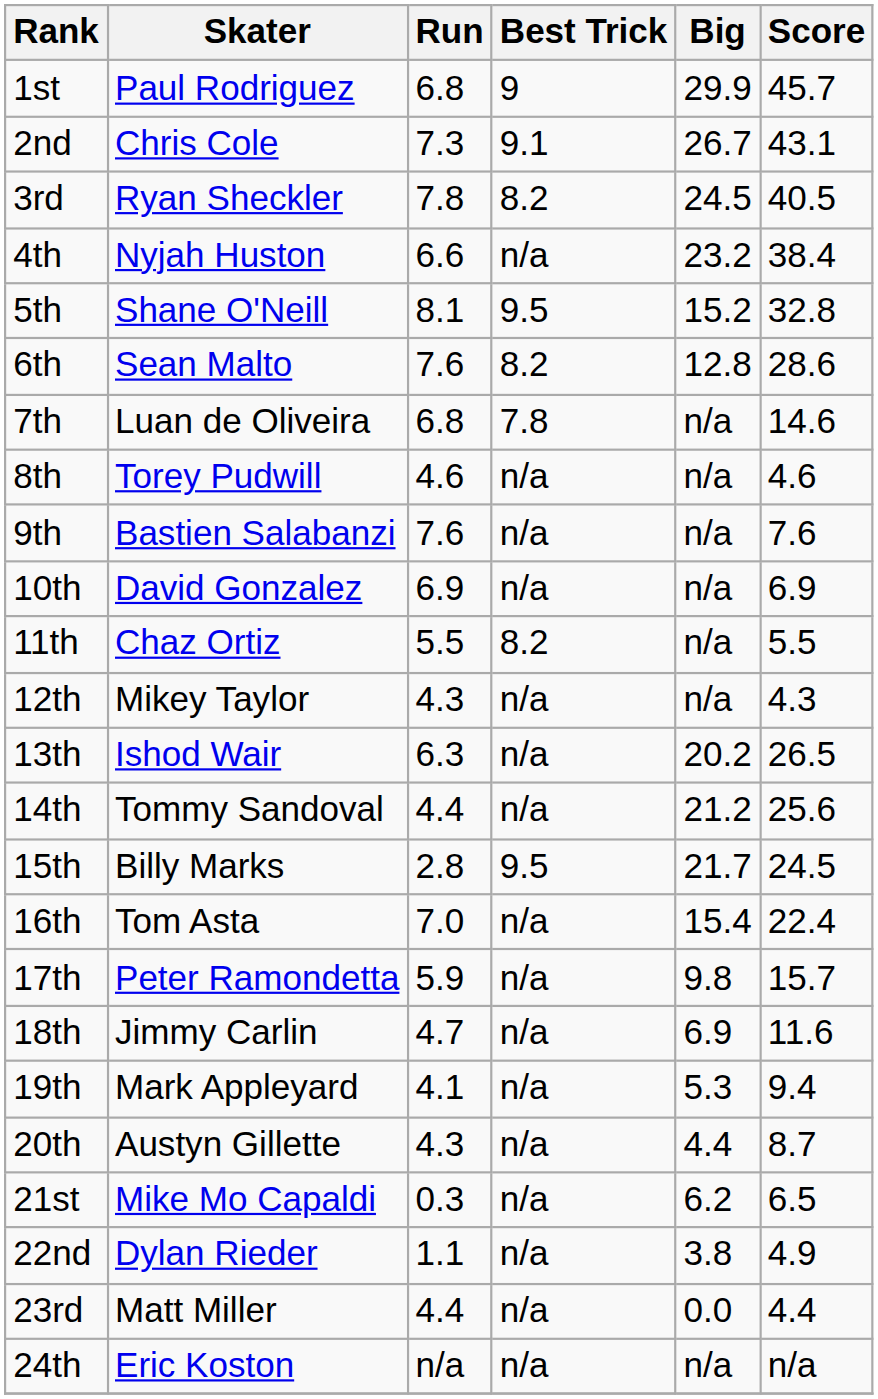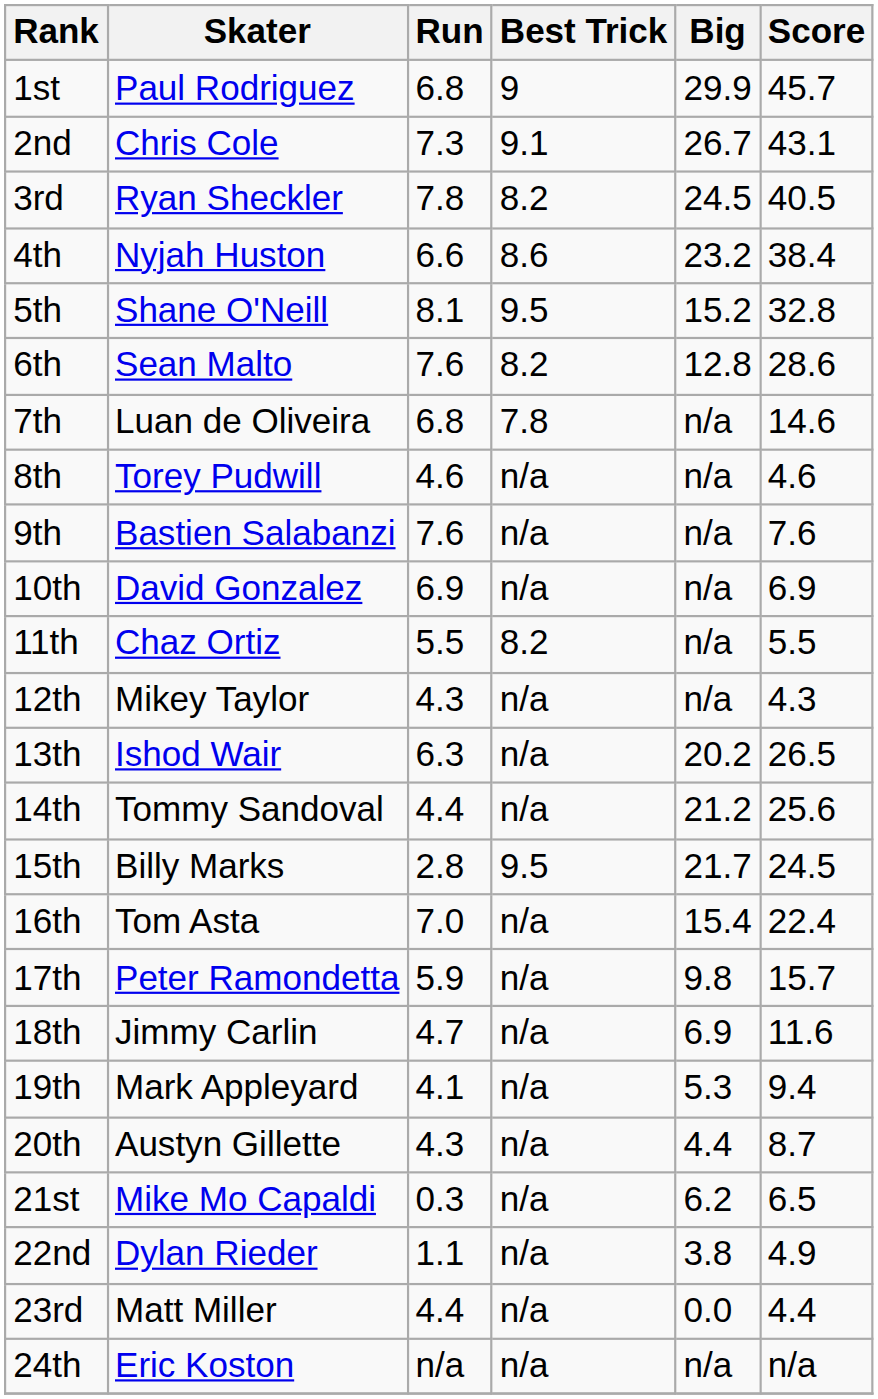(524, 254) n/a -> (524, 254) 8.6
